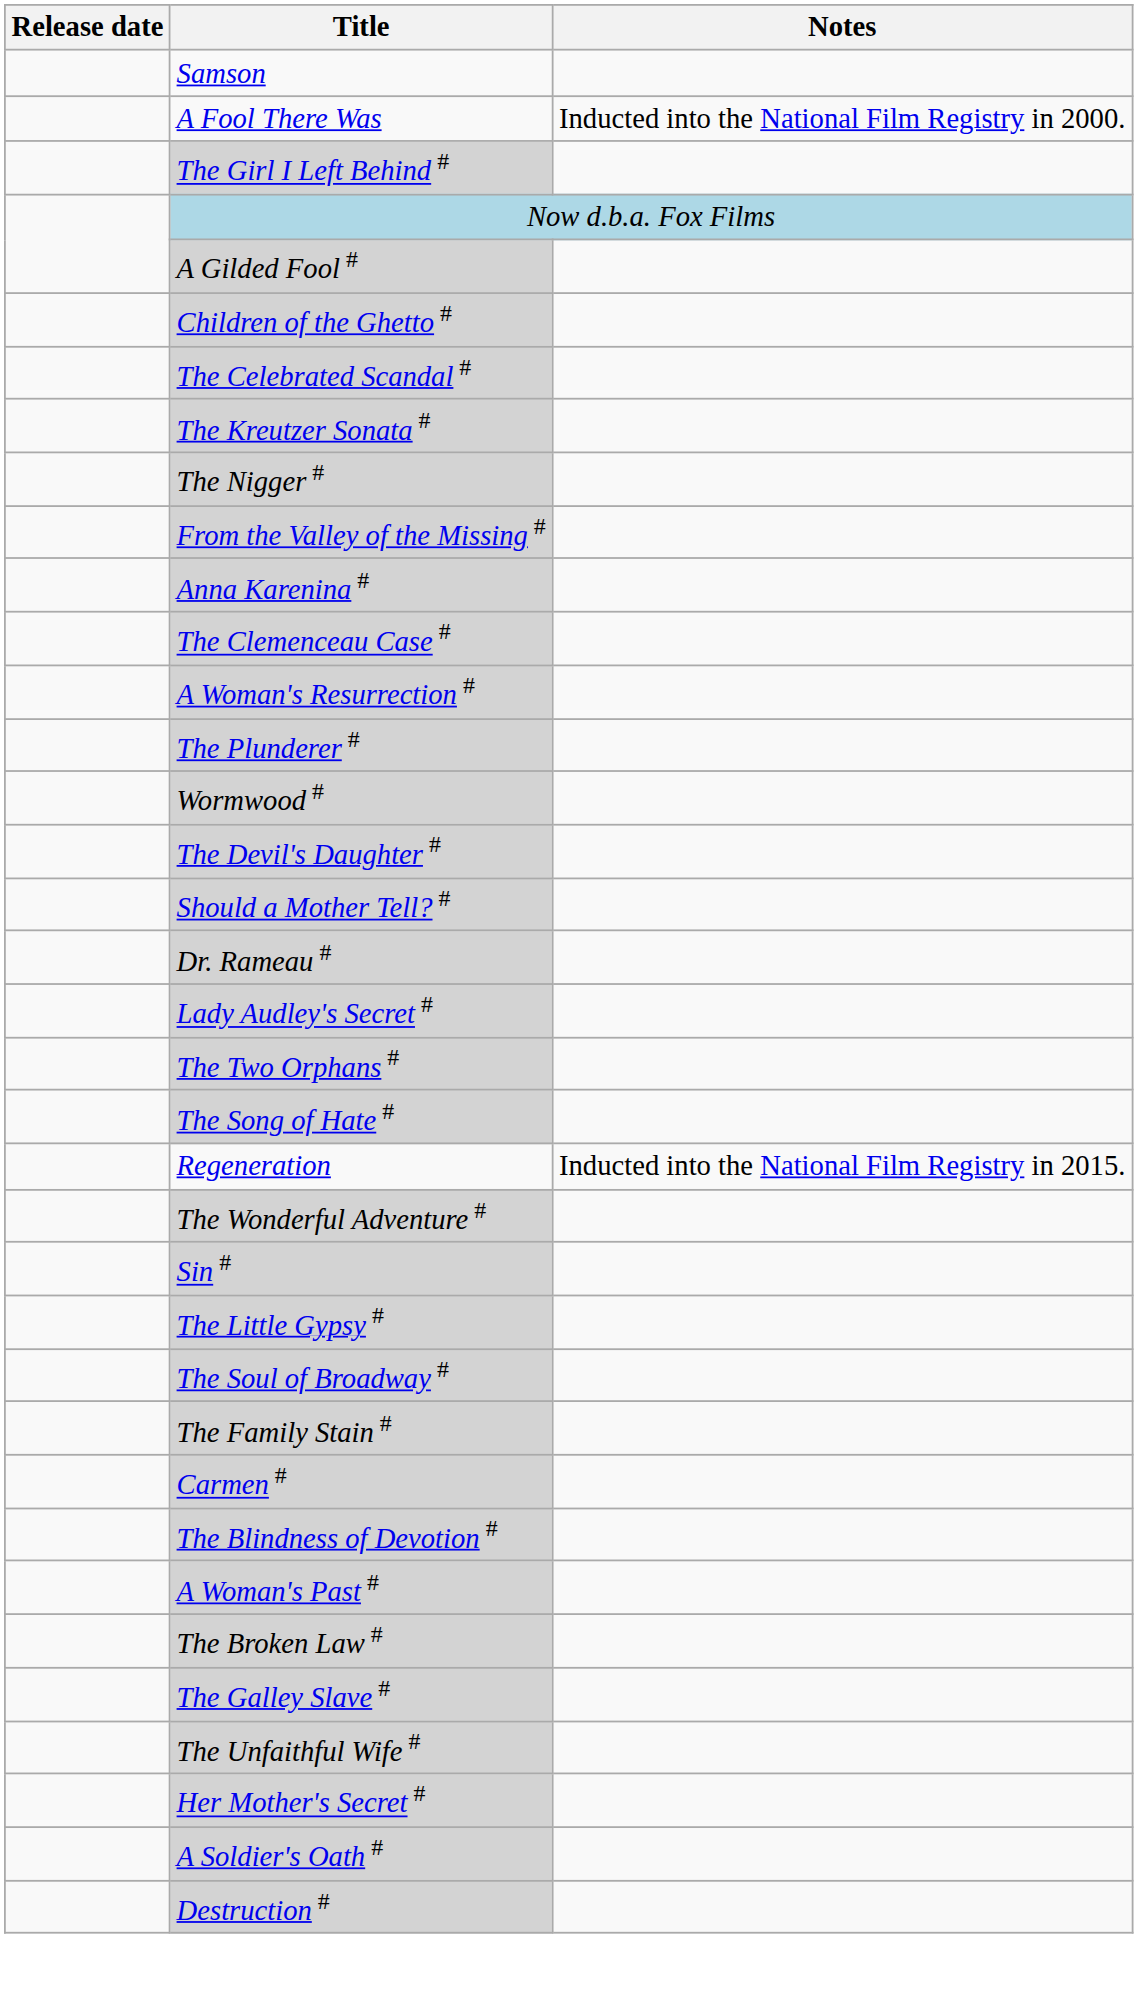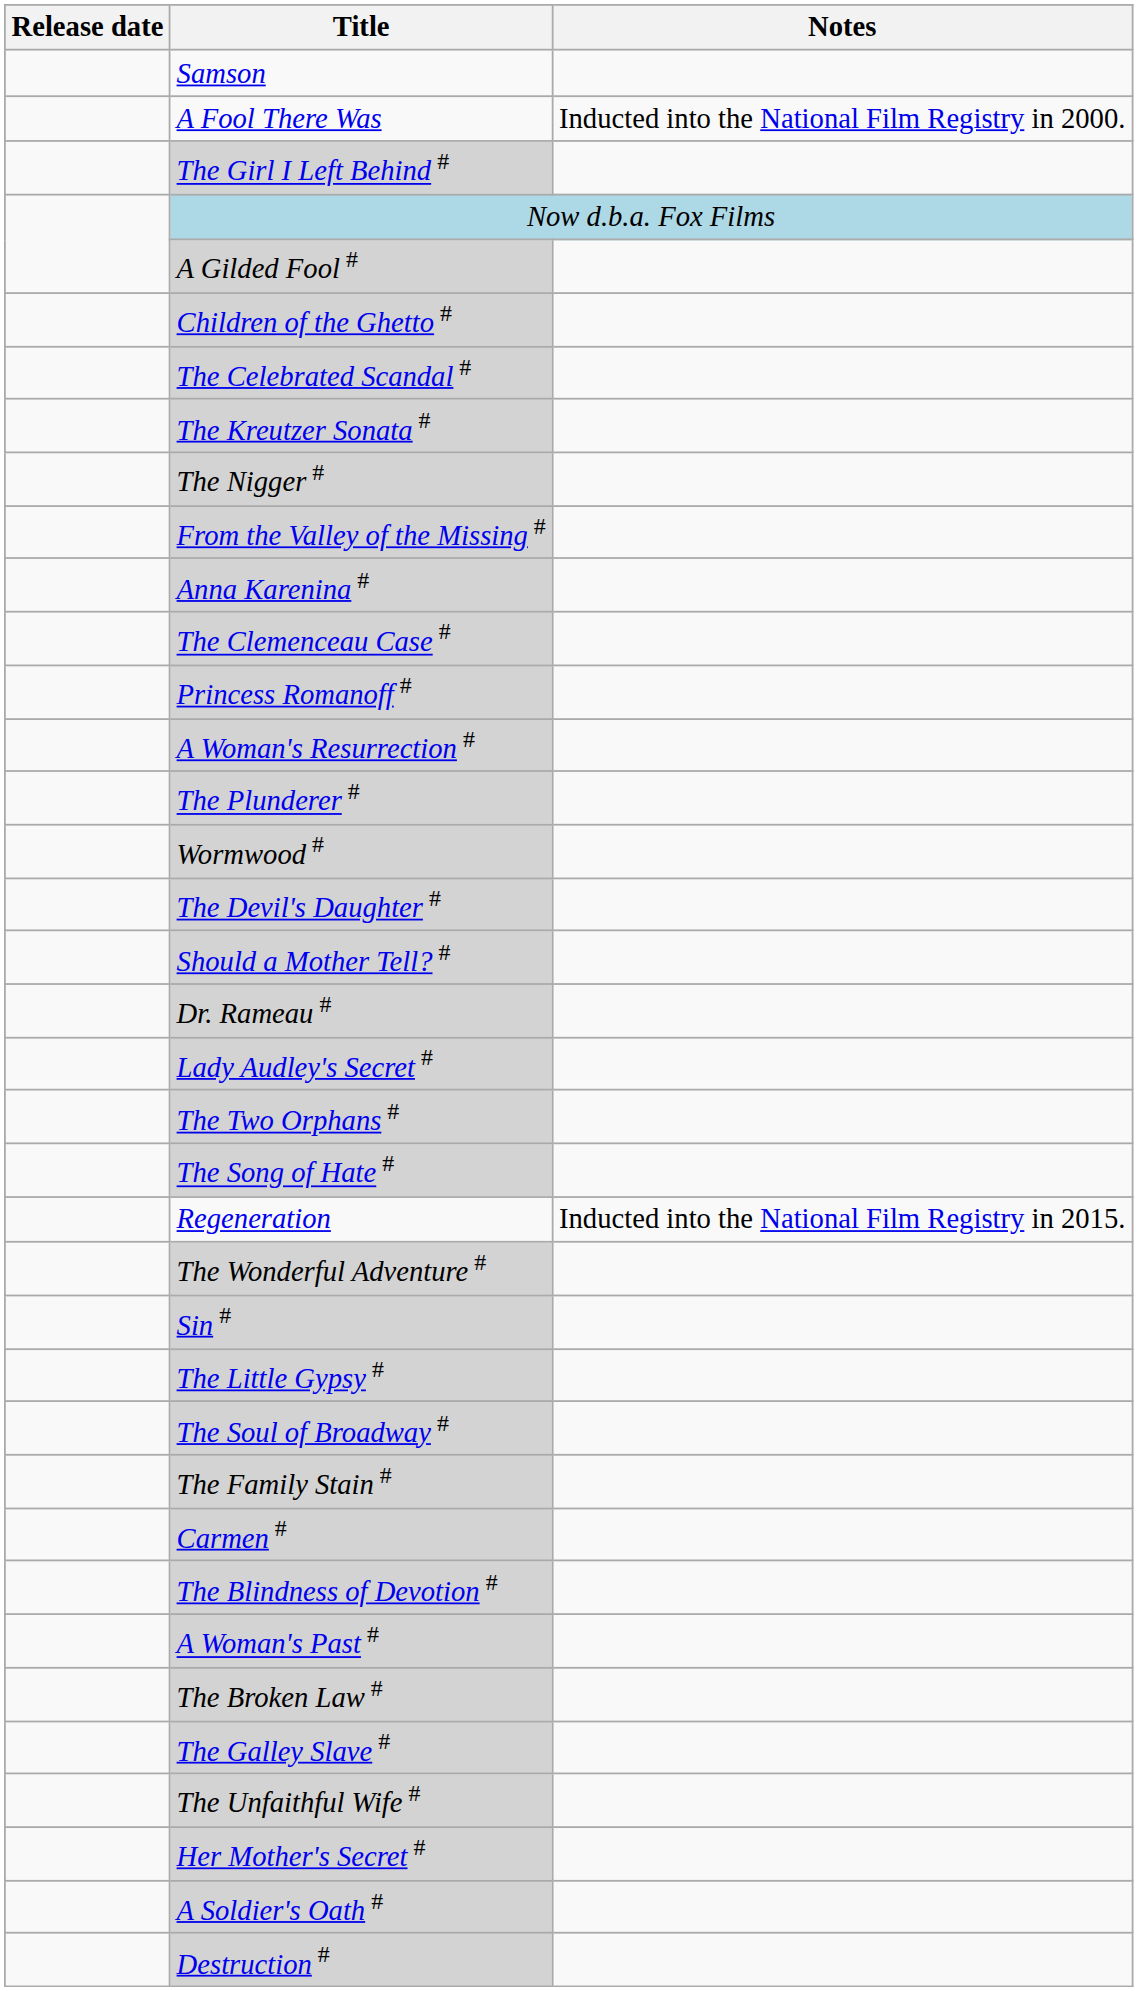+ row: (294, 691)
